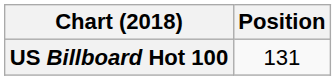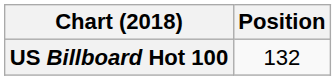(282, 57) 131 -> (282, 57) 132
